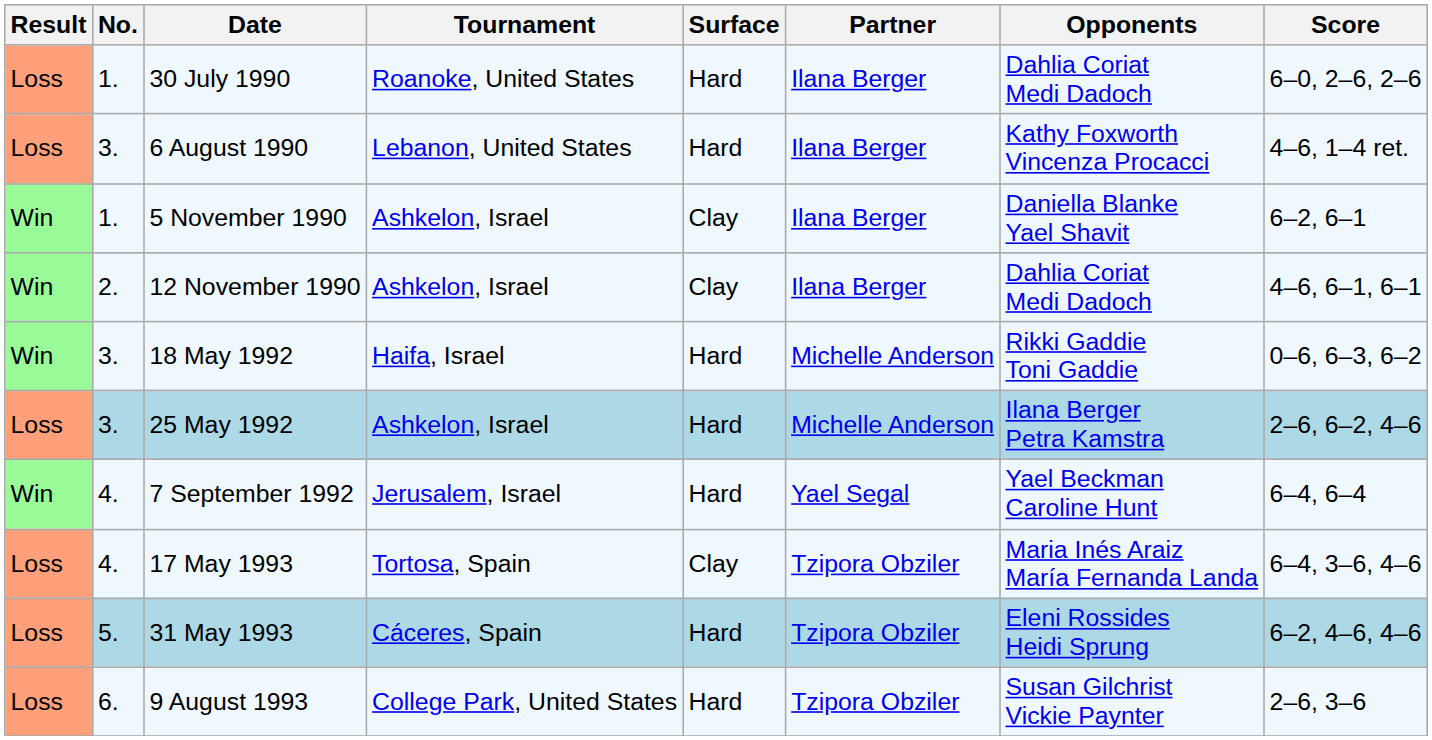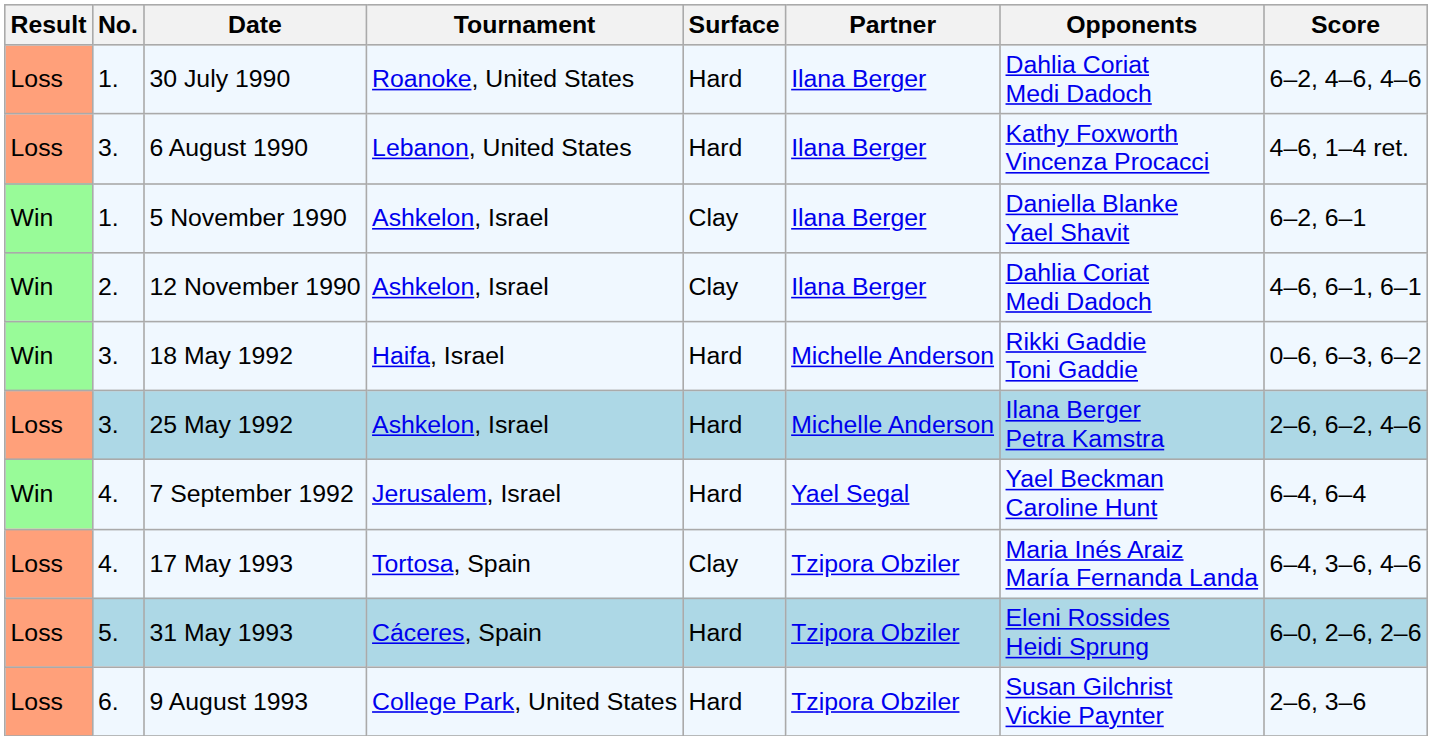(1346, 78) 6–0, 2–6, 2–6 -> (1346, 78) 6–2, 4–6, 4–6
(1346, 631) 6–2, 4–6, 4–6 -> (1346, 631) 6–0, 2–6, 2–6
